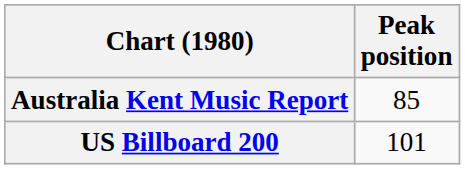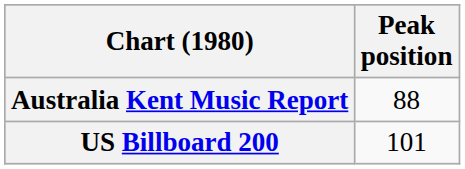(407, 99) 85 -> (407, 99) 88
